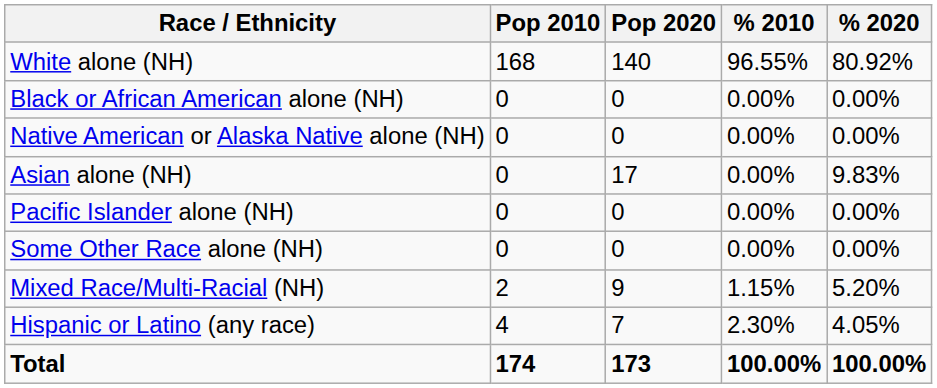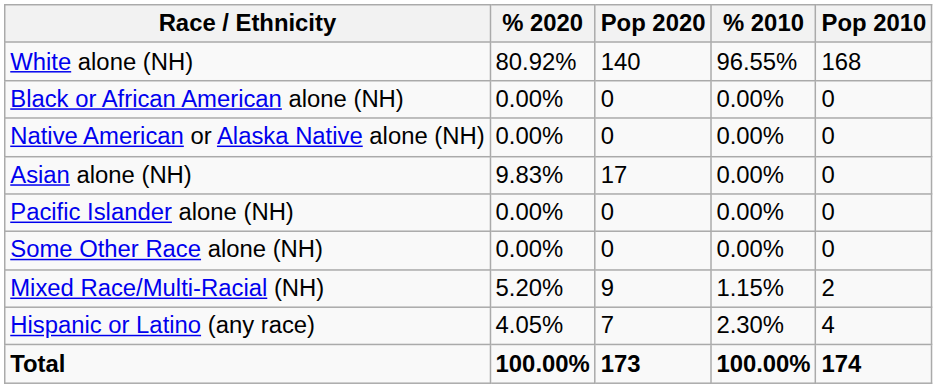columns swapped: (548, 23) <-> (879, 23)
